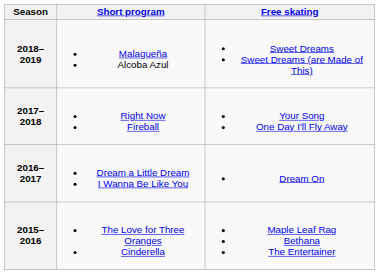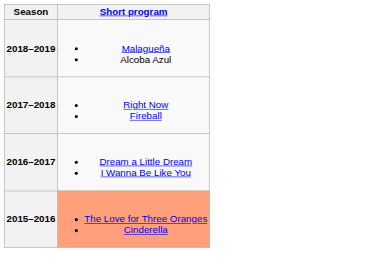- column: (290, 12)
(131, 241) no background -> (134, 225) lightsalmon background
